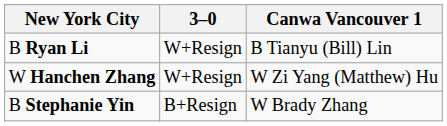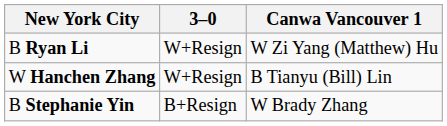(321, 47) B Tianyu (Bill) Lin -> (344, 47) W Zi Yang (Matthew) Hu
(344, 76) W Zi Yang (Matthew) Hu -> (321, 76) B Tianyu (Bill) Lin
